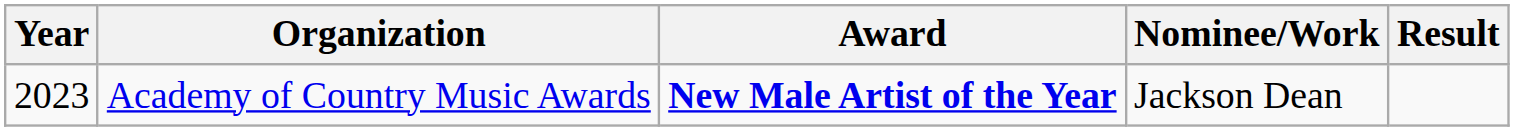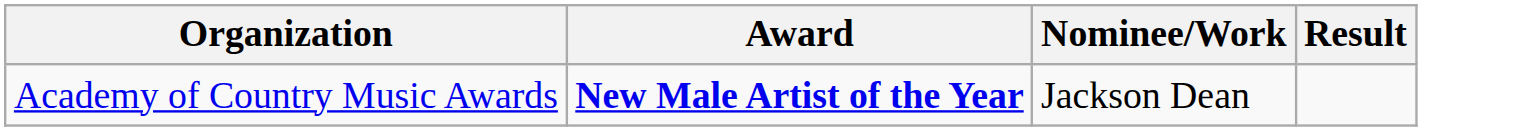- column: (52, 34)
